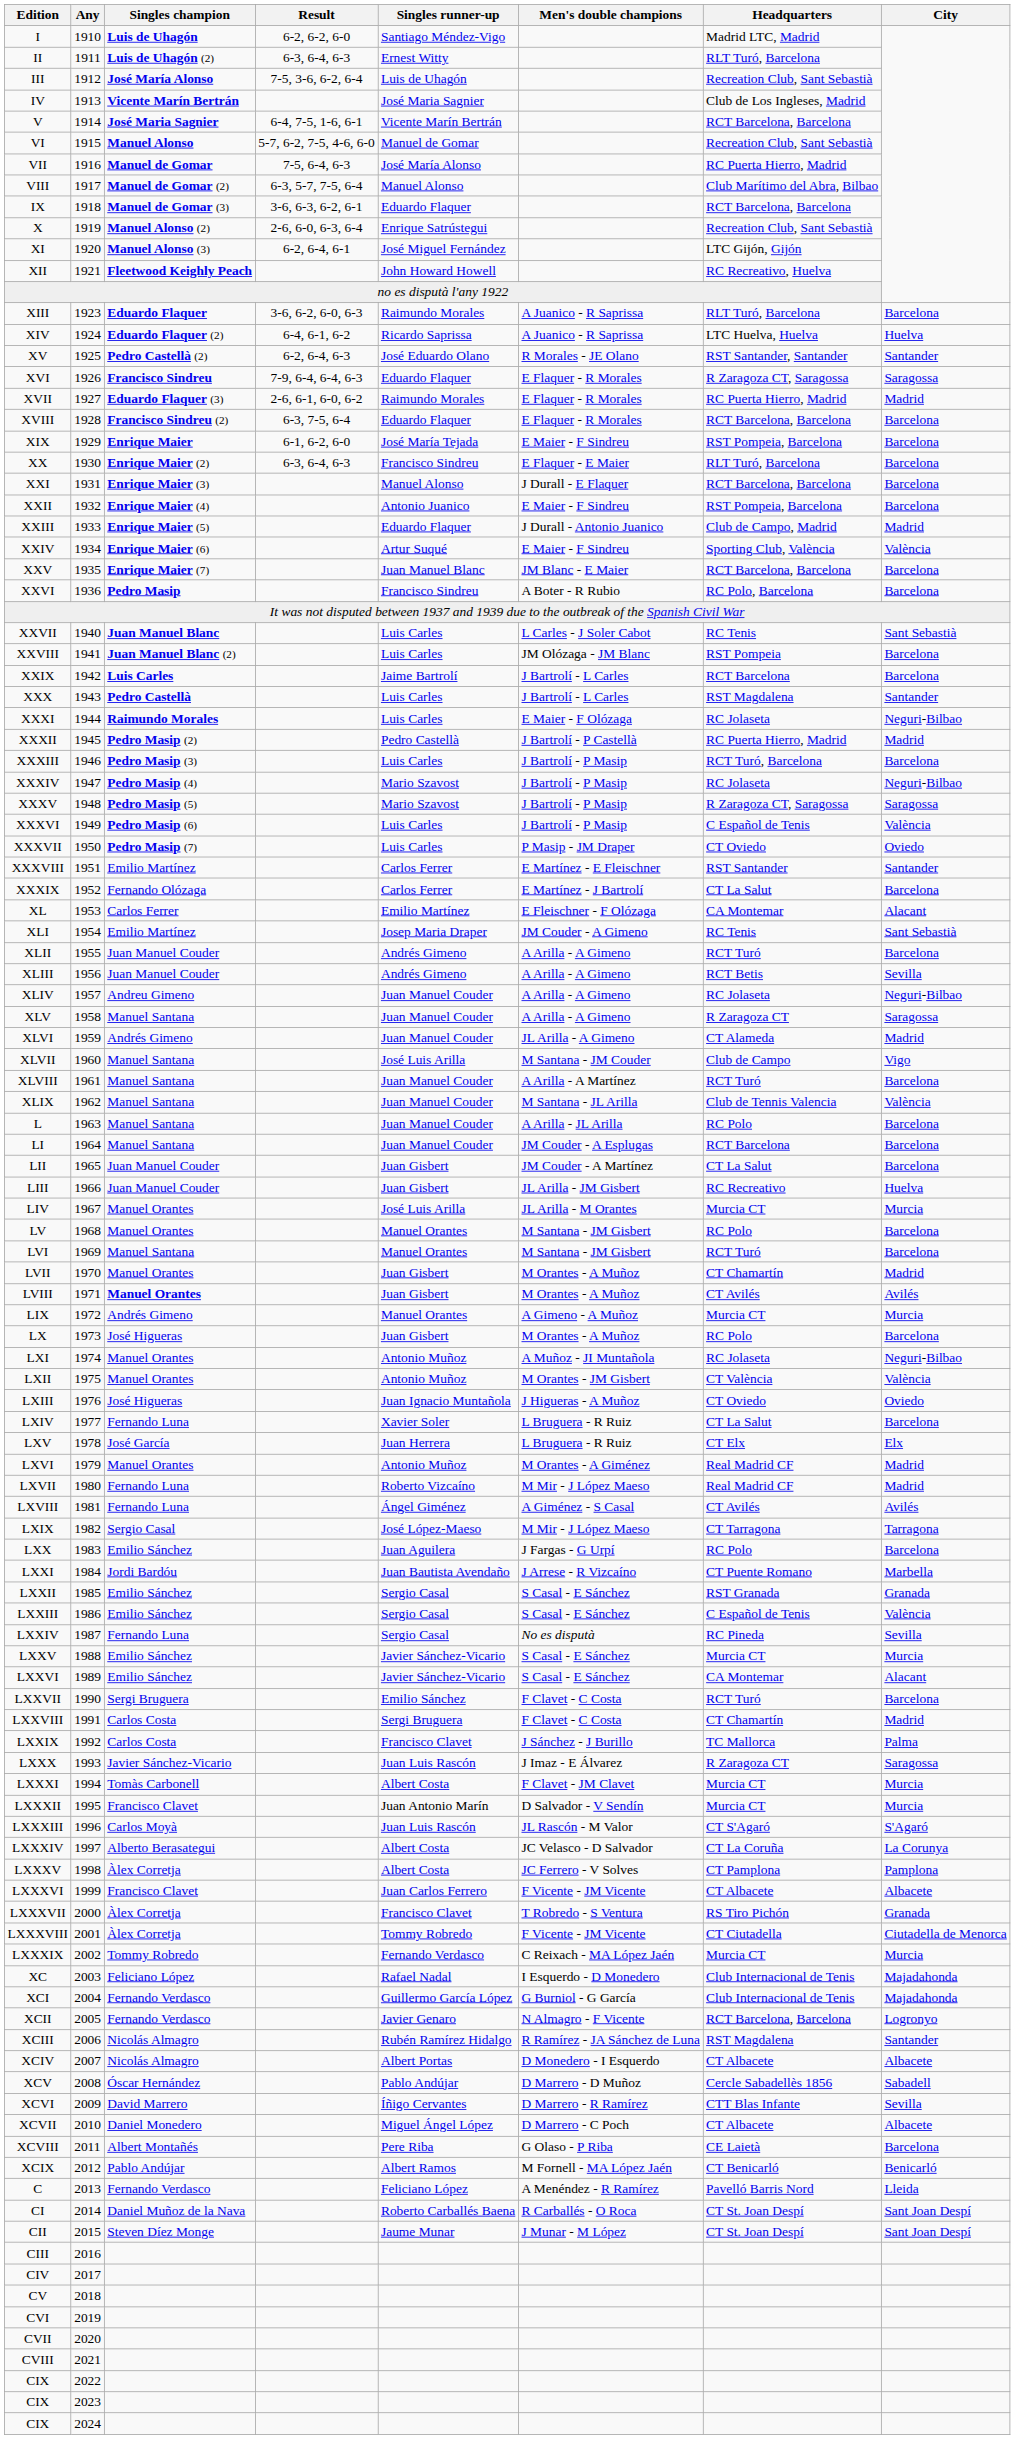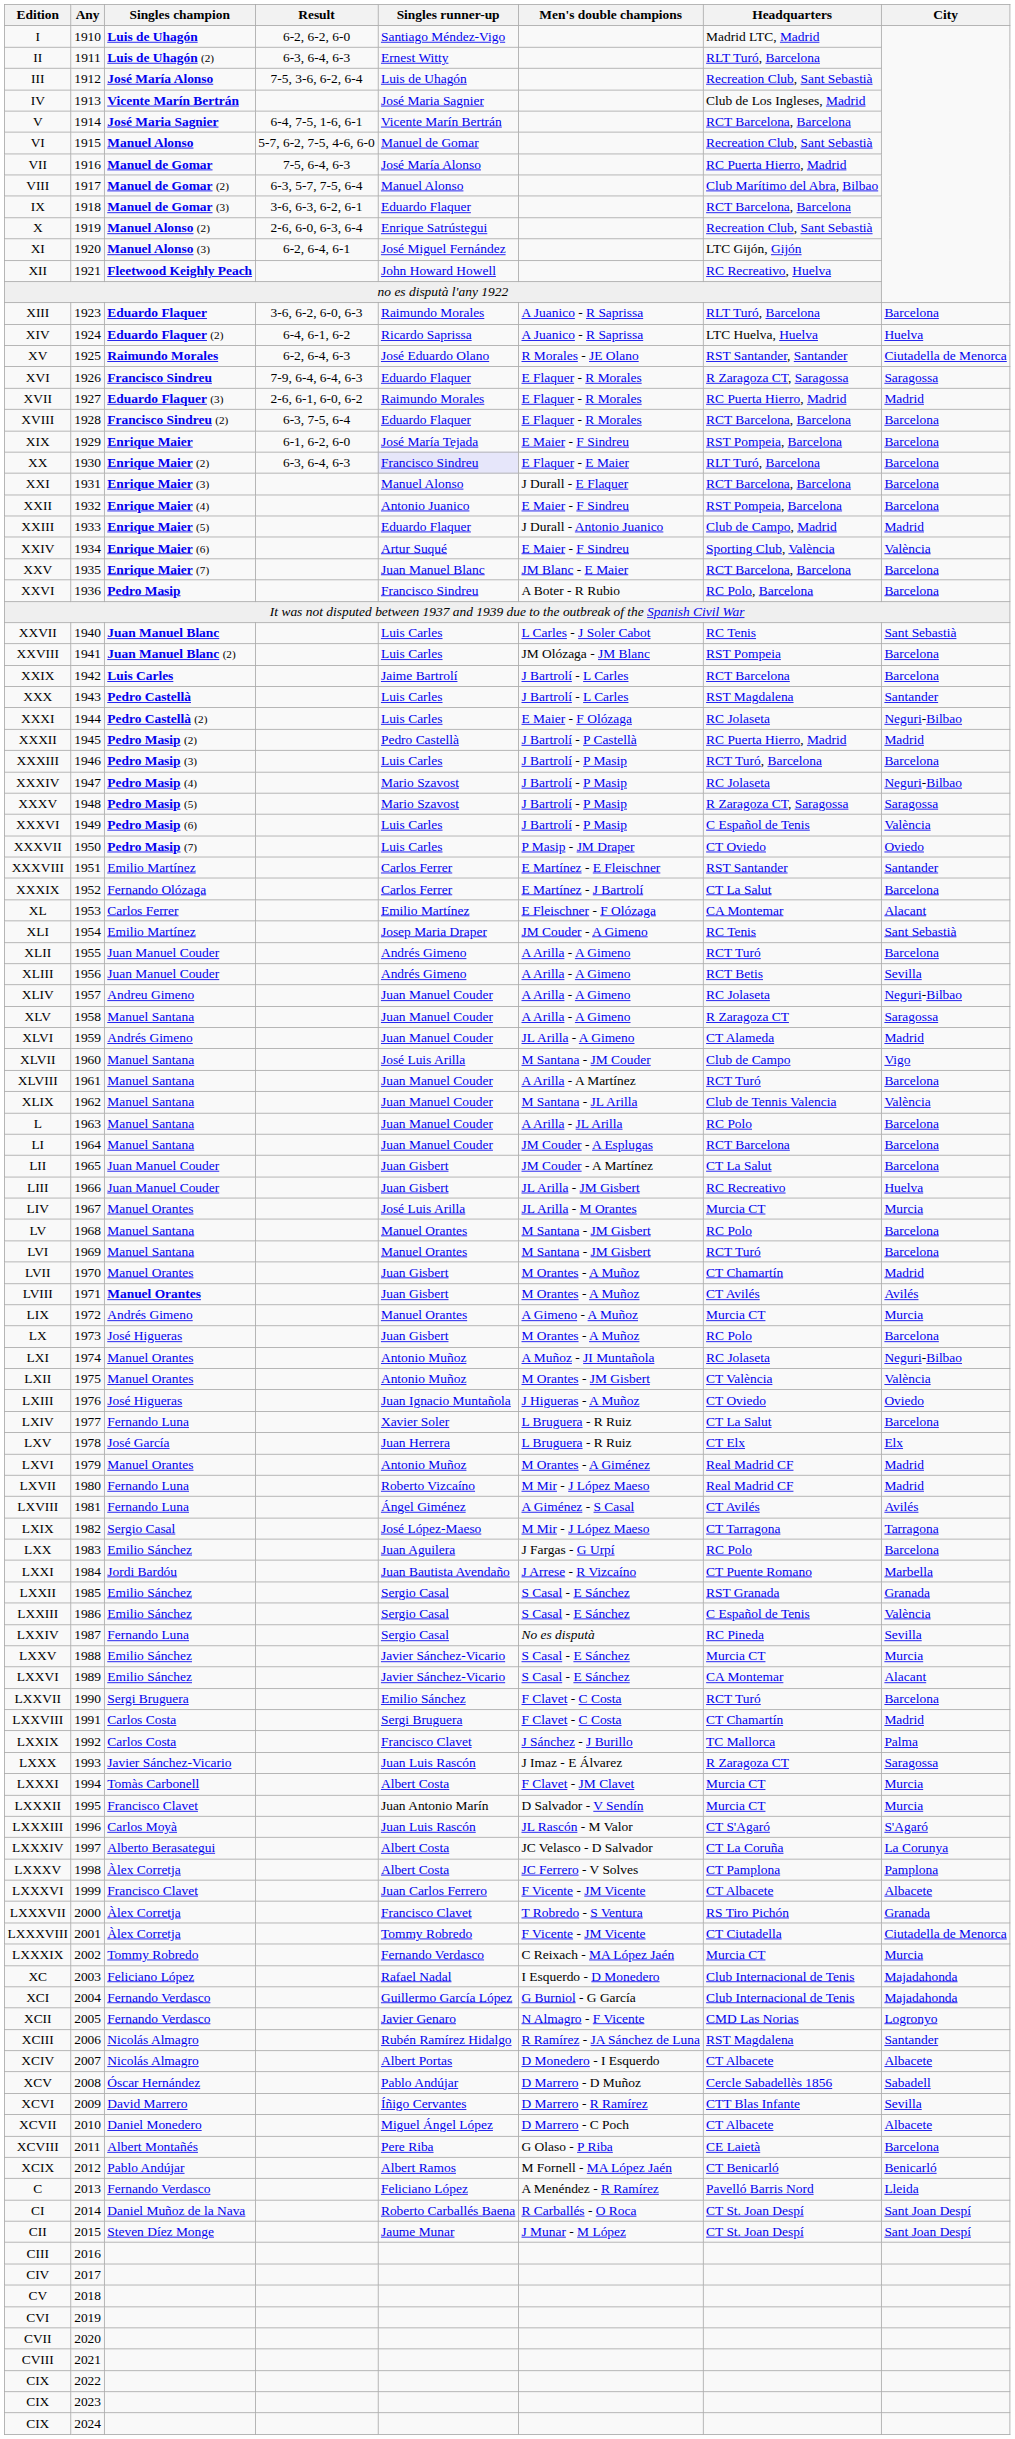(157, 356) Pedro Castellà (2) -> (163, 356) Raimundo Morales
(911, 356) Santander -> (946, 356) Ciutadella de Menorca
(430, 462) no background -> (430, 462) lavender background
(163, 718) Raimundo Morales -> (157, 718) Pedro Castellà (2)
(150, 1230) Manuel Orantes -> (151, 1230) Manuel Santana
(779, 2018) RCT Barcelona, Barcelona -> (752, 2018) CMD Las Norias
